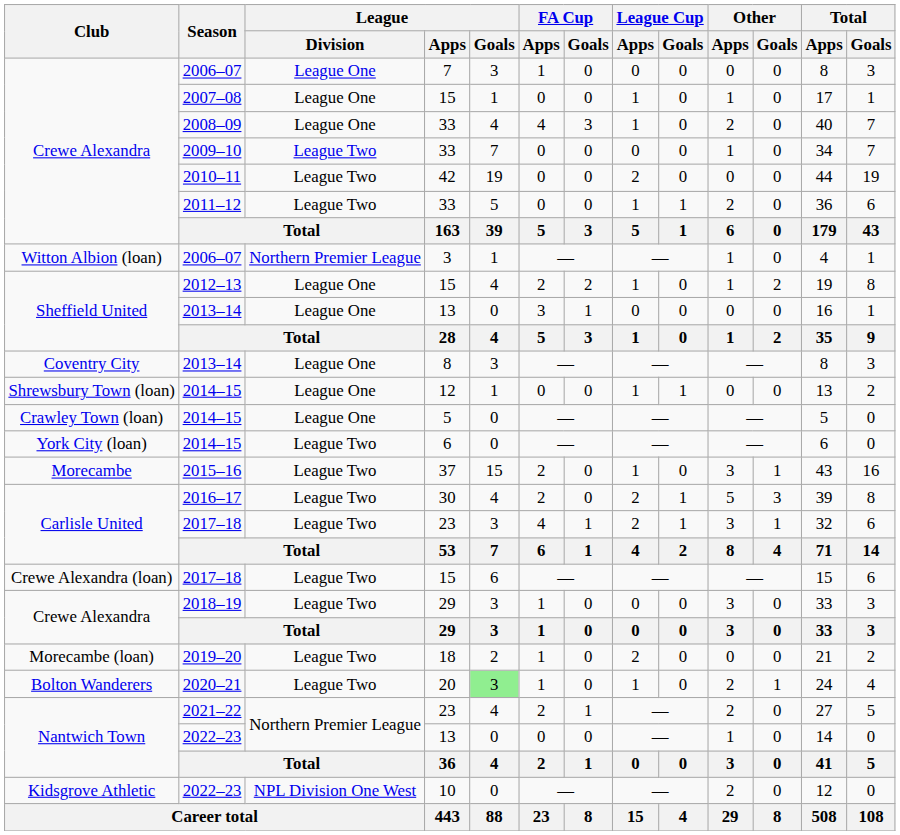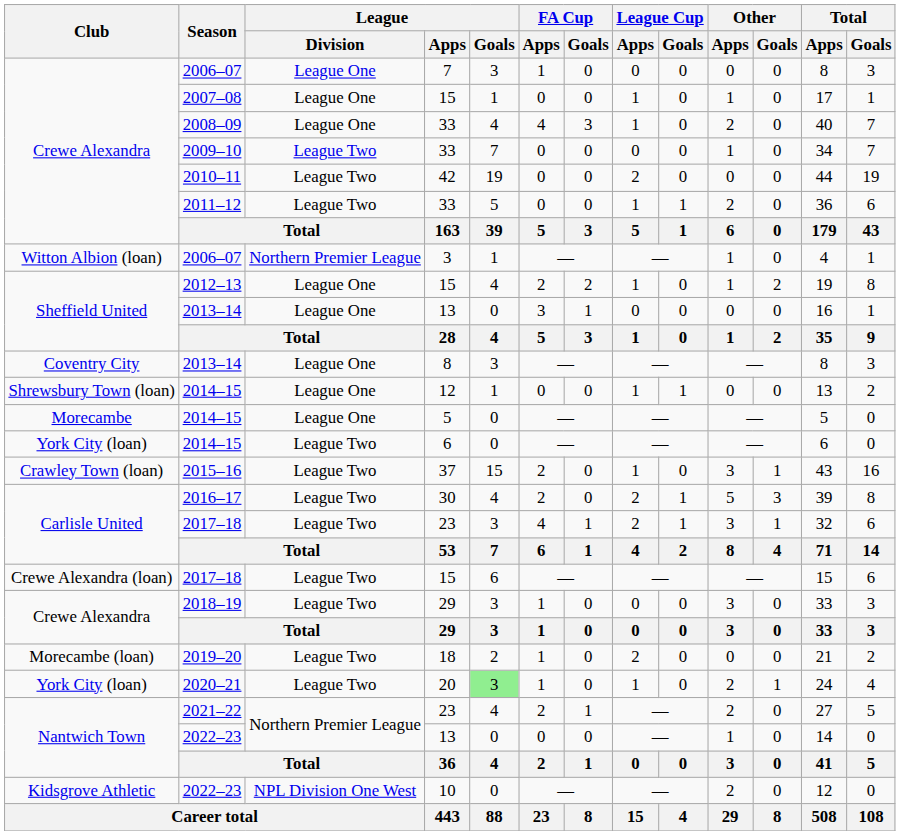(92, 417) Crawley Town (loan) -> (92, 417) Morecambe
(92, 470) Morecambe -> (92, 470) Crawley Town (loan)
(92, 683) Bolton Wanderers -> (92, 683) York City (loan)
